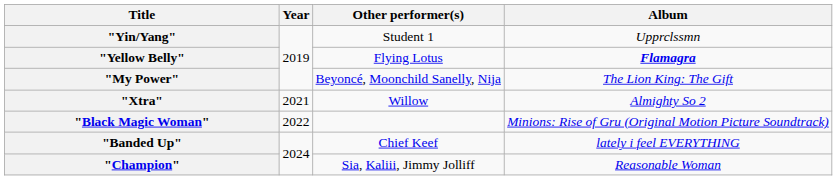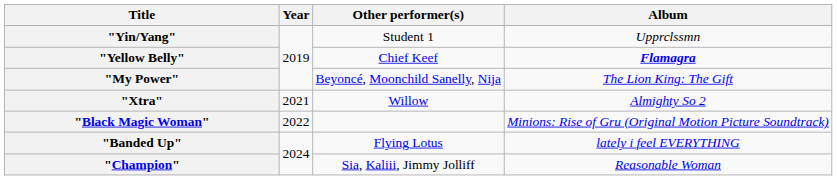(408, 57) Flying Lotus -> (408, 57) Chief Keef
(408, 143) Chief Keef -> (408, 143) Flying Lotus
